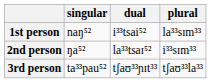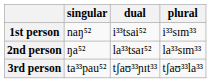(182, 31) la³³sɪm³³ -> (179, 31) i³³sɪm³³
(179, 50) i³³sɪm³³ -> (182, 50) la³³sɪm³³
